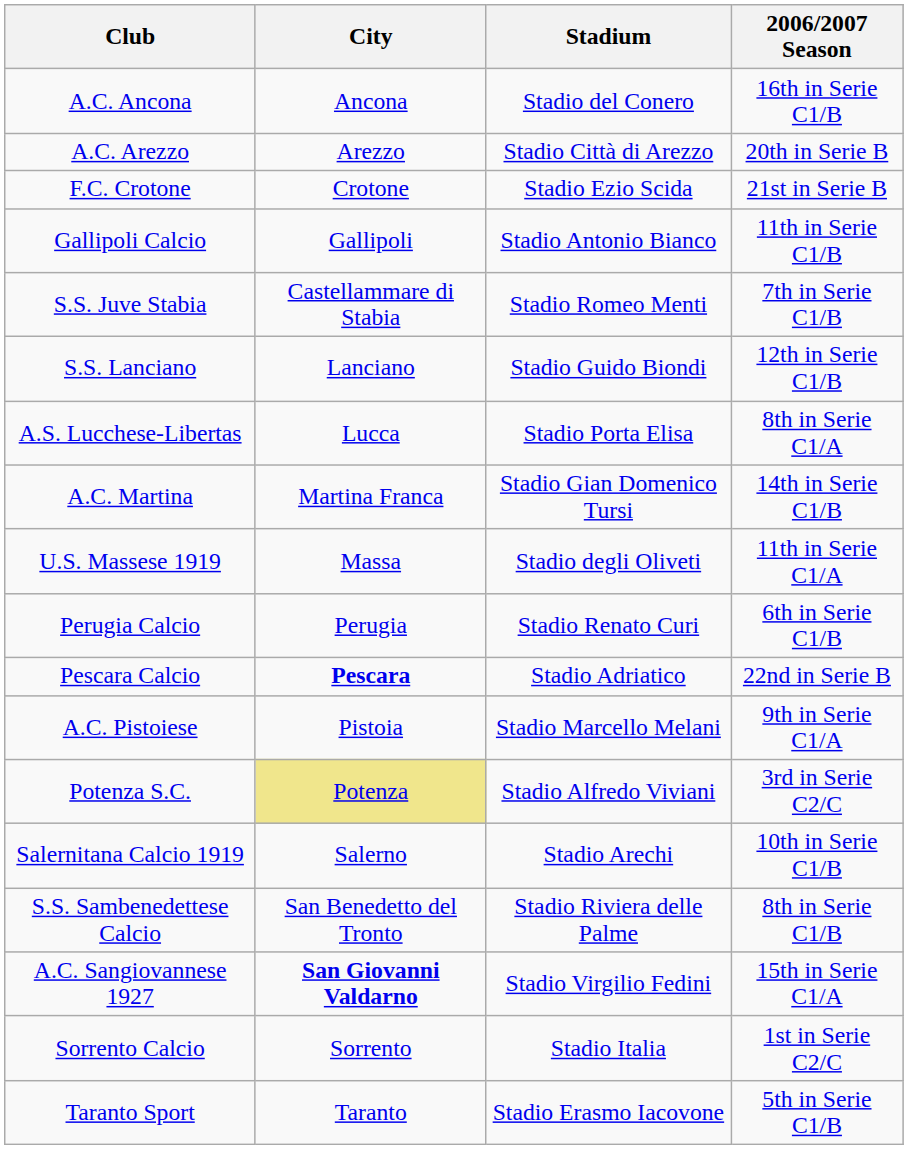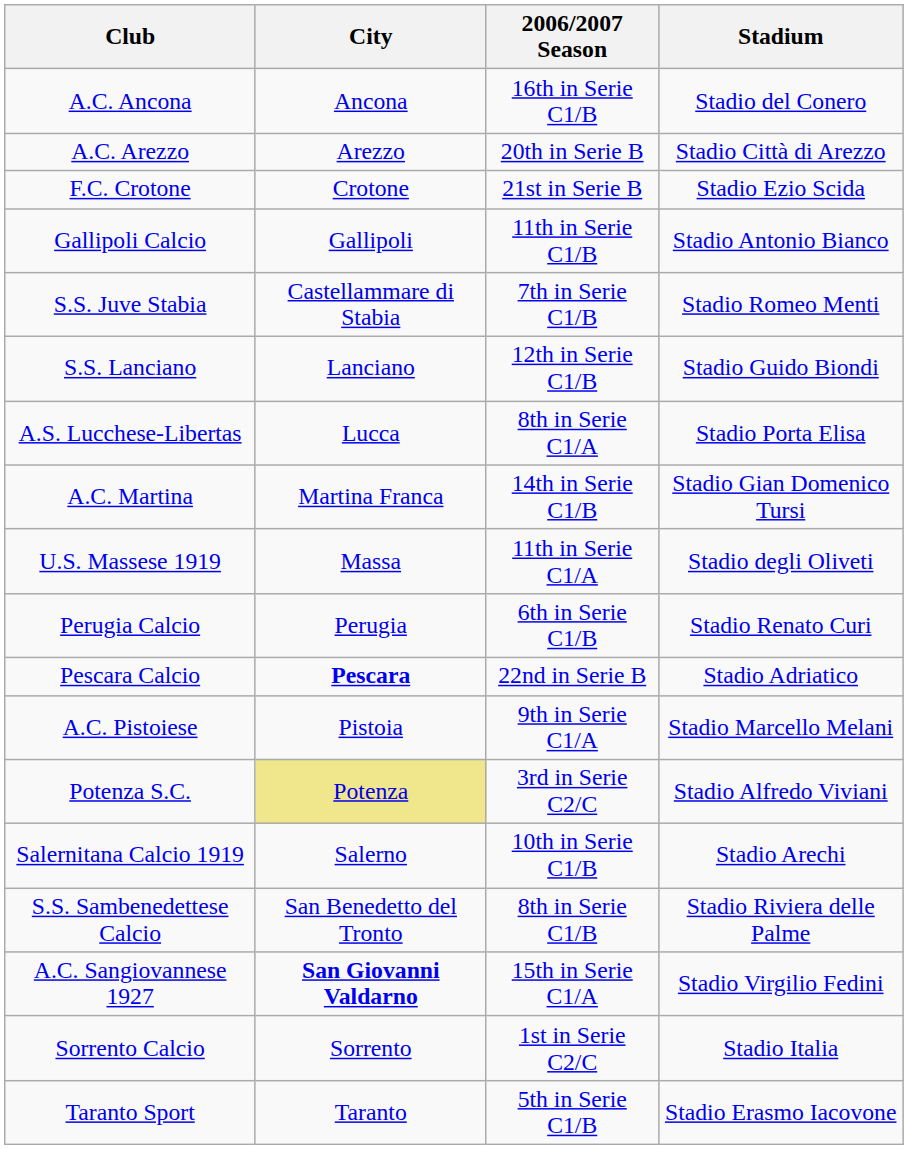columns swapped: (608, 36) <-> (817, 36)
